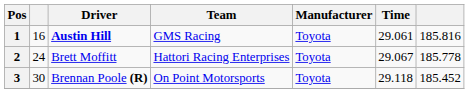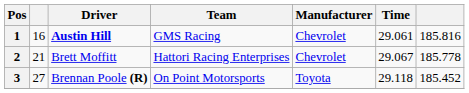(313, 36) Toyota -> (321, 36) Chevrolet
(39, 57) 24 -> (39, 57) 21
(313, 57) Toyota -> (321, 57) Chevrolet
(39, 78) 30 -> (39, 78) 27
